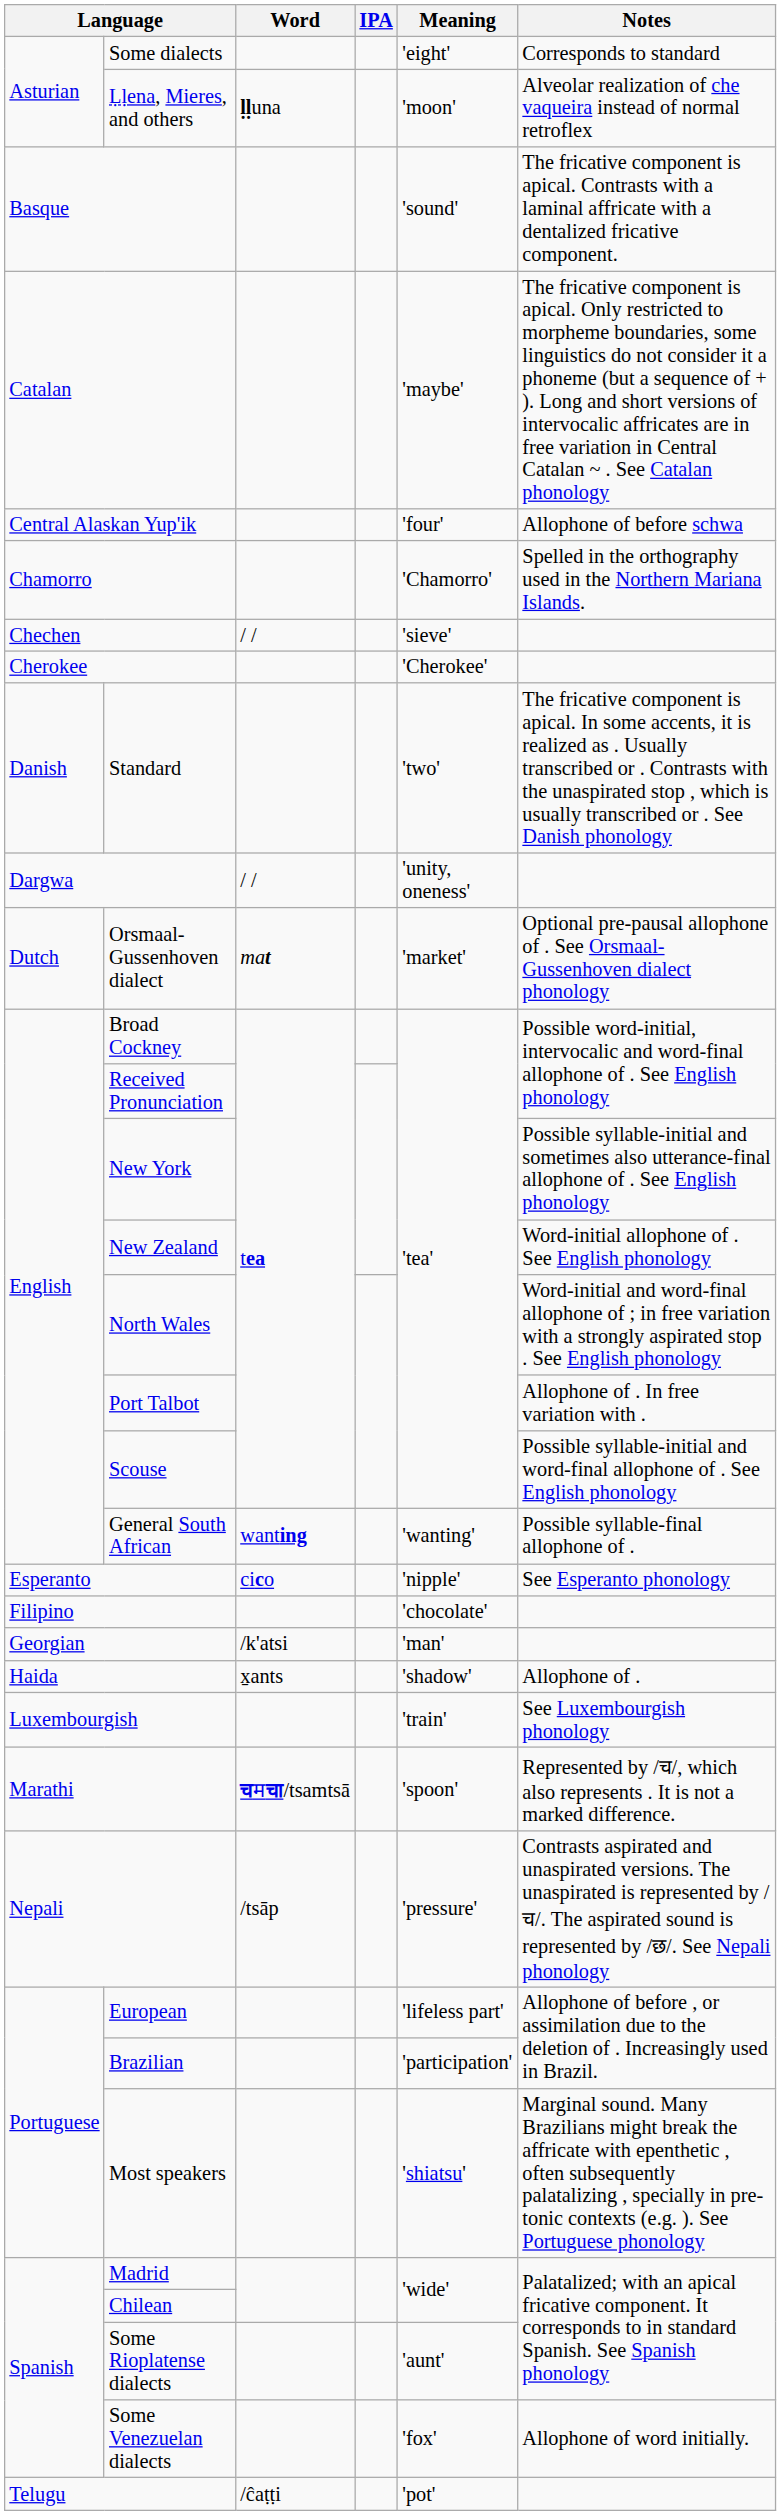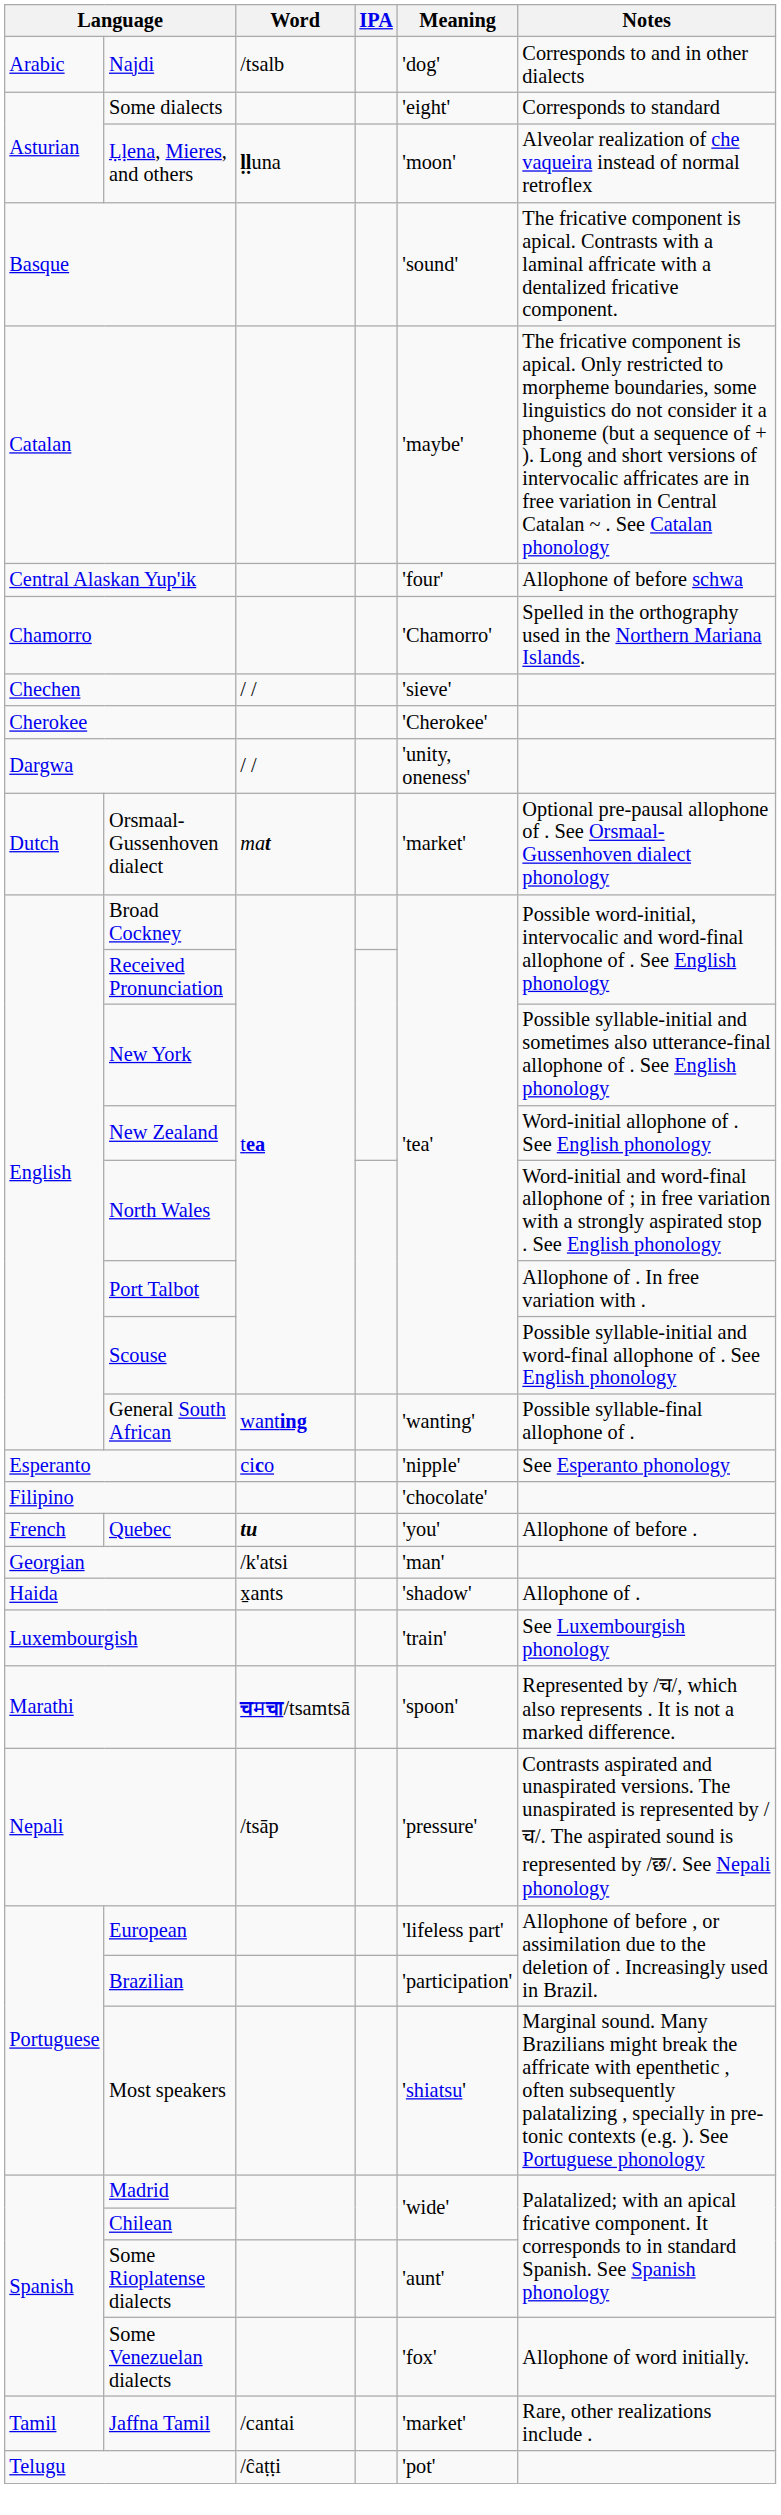+ row: (132, 64)
- row: (145, 767)
+ row: (140, 1529)
+ row: (160, 2423)
